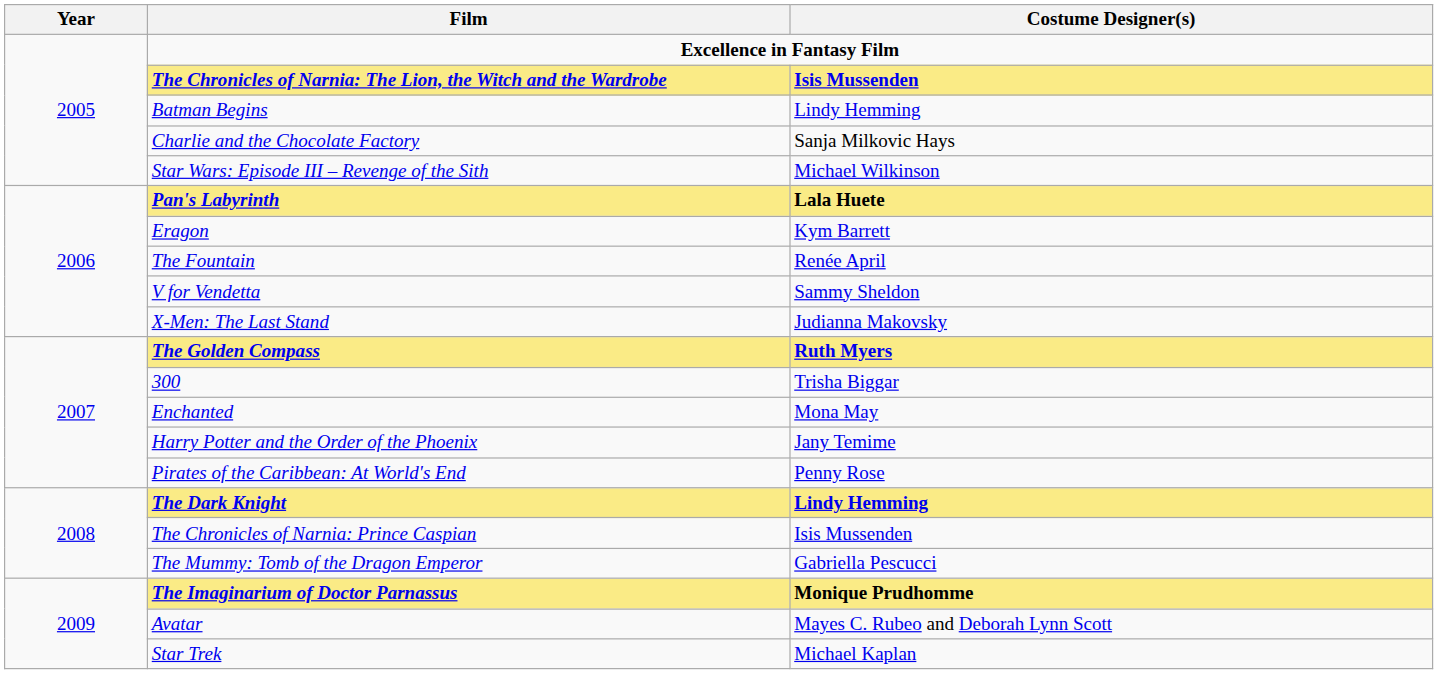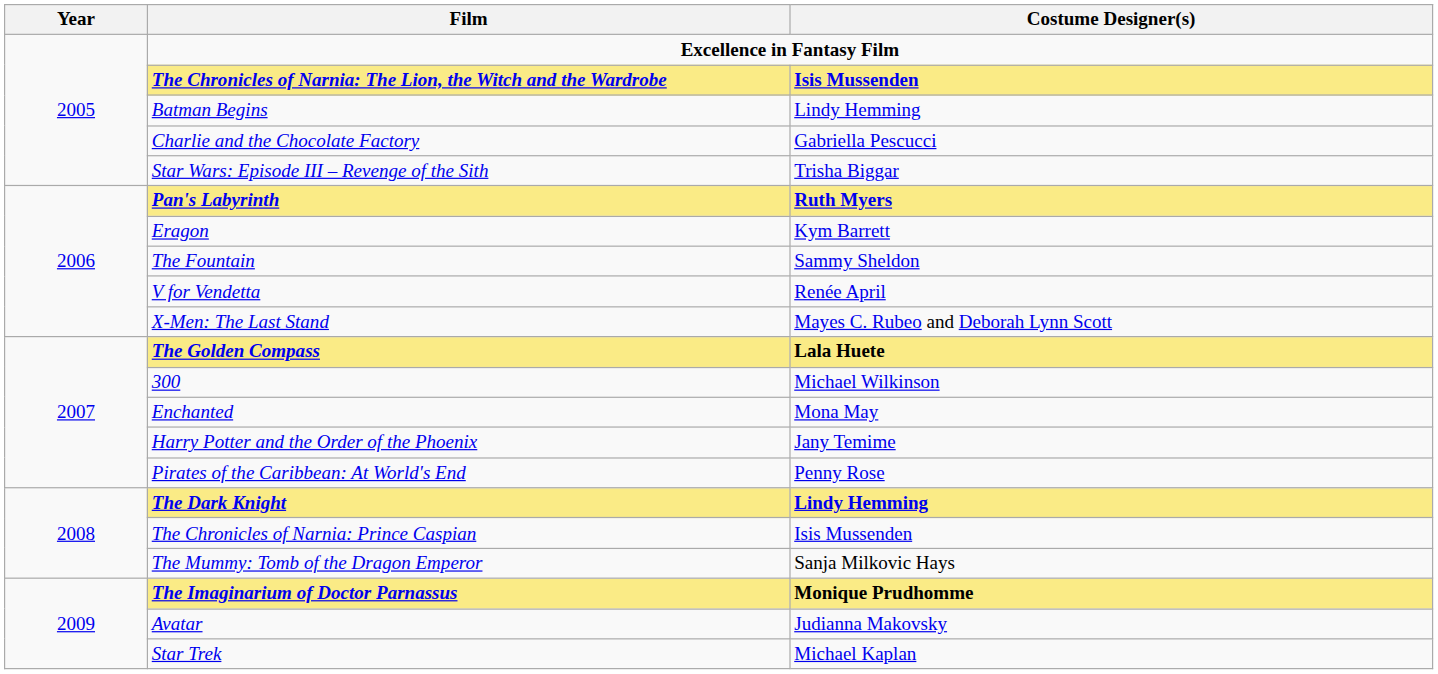(875, 140) Sanja Milkovic Hays -> (865, 140) Gabriella Pescucci
(867, 170) Michael Wilkinson -> (847, 170) Trisha Biggar
(839, 200) Lala Huete -> (843, 200) Ruth Myers
(840, 261) Renée April -> (857, 261) Sammy Sheldon
(857, 291) Sammy Sheldon -> (840, 291) Renée April
(871, 321) Judianna Makovsky -> (953, 321) Mayes C. Rubeo and Deborah Lynn Scott
(843, 351) Ruth Myers -> (839, 351) Lala Huete
(847, 381) Trisha Biggar -> (867, 381) Michael Wilkinson
(865, 563) Gabriella Pescucci -> (875, 563) Sanja Milkovic Hays
(953, 623) Mayes C. Rubeo and Deborah Lynn Scott -> (871, 623) Judianna Makovsky
